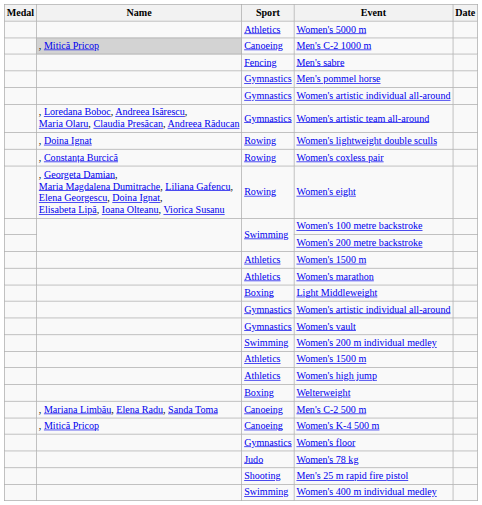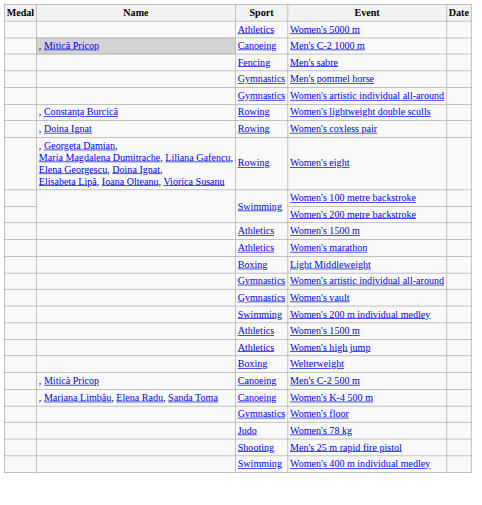- row: (268, 118)
(65, 141) , Doina Ignat -> (78, 112) , Constanța Burcică
(78, 158) , Constanța Burcică -> (65, 129) , Doina Ignat
(128, 409) , Mariana Limbău, Elena Radu, Sanda Toma -> (69, 381) , Mitică Pricop
(69, 426) , Mitică Pricop -> (128, 398) , Mariana Limbău, Elena Radu, Sanda Toma
